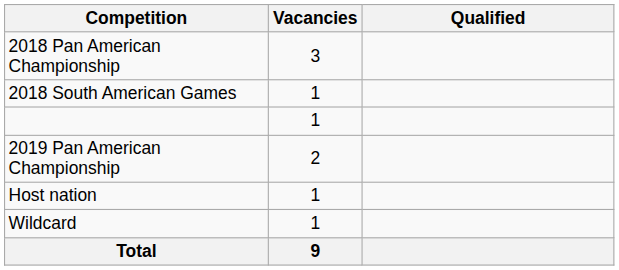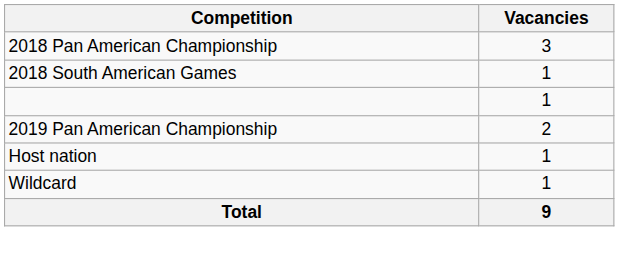- column: (488, 18)
